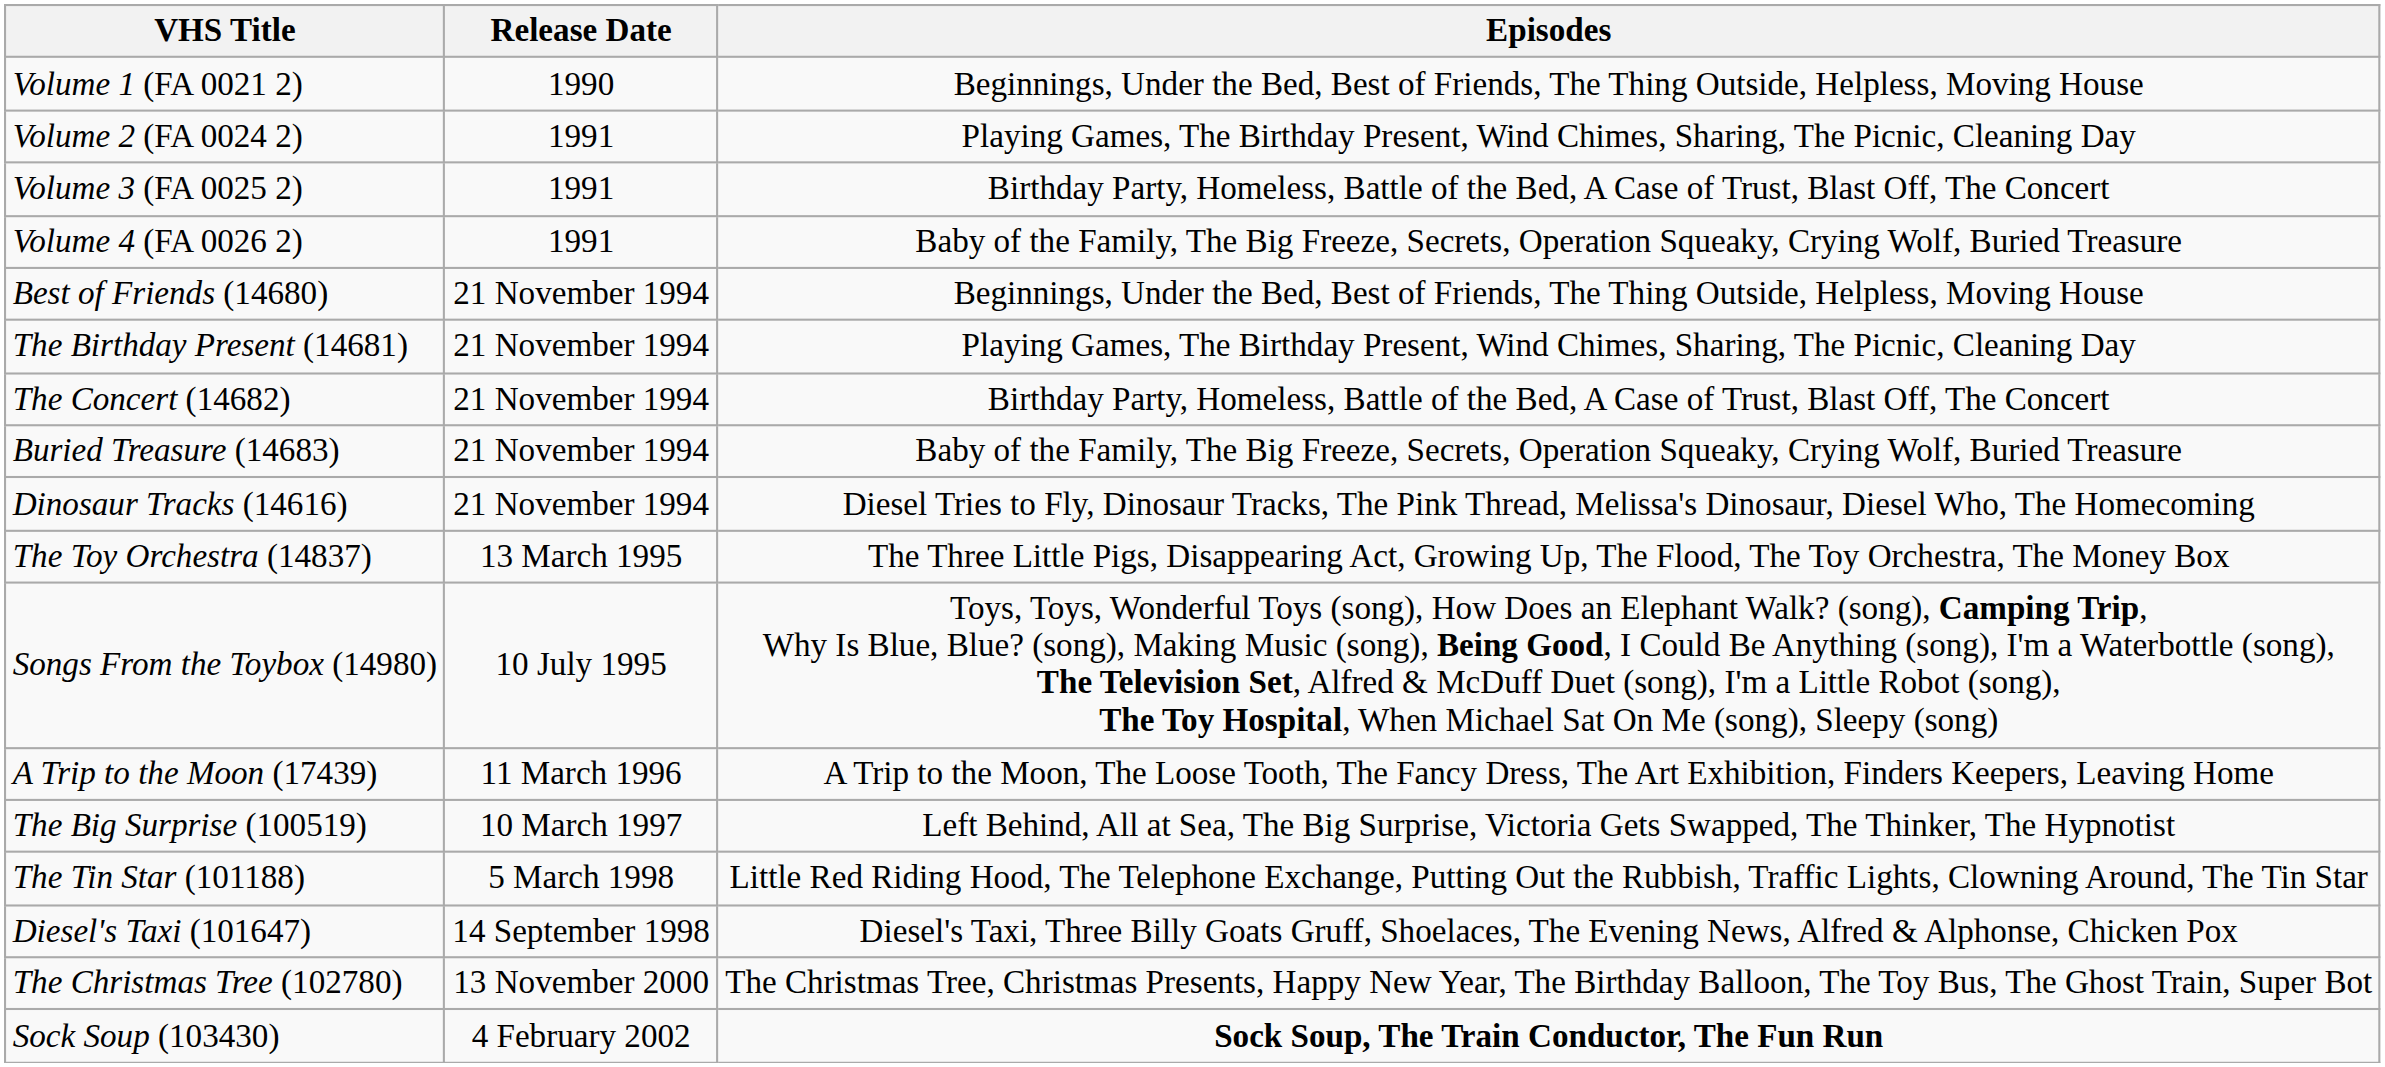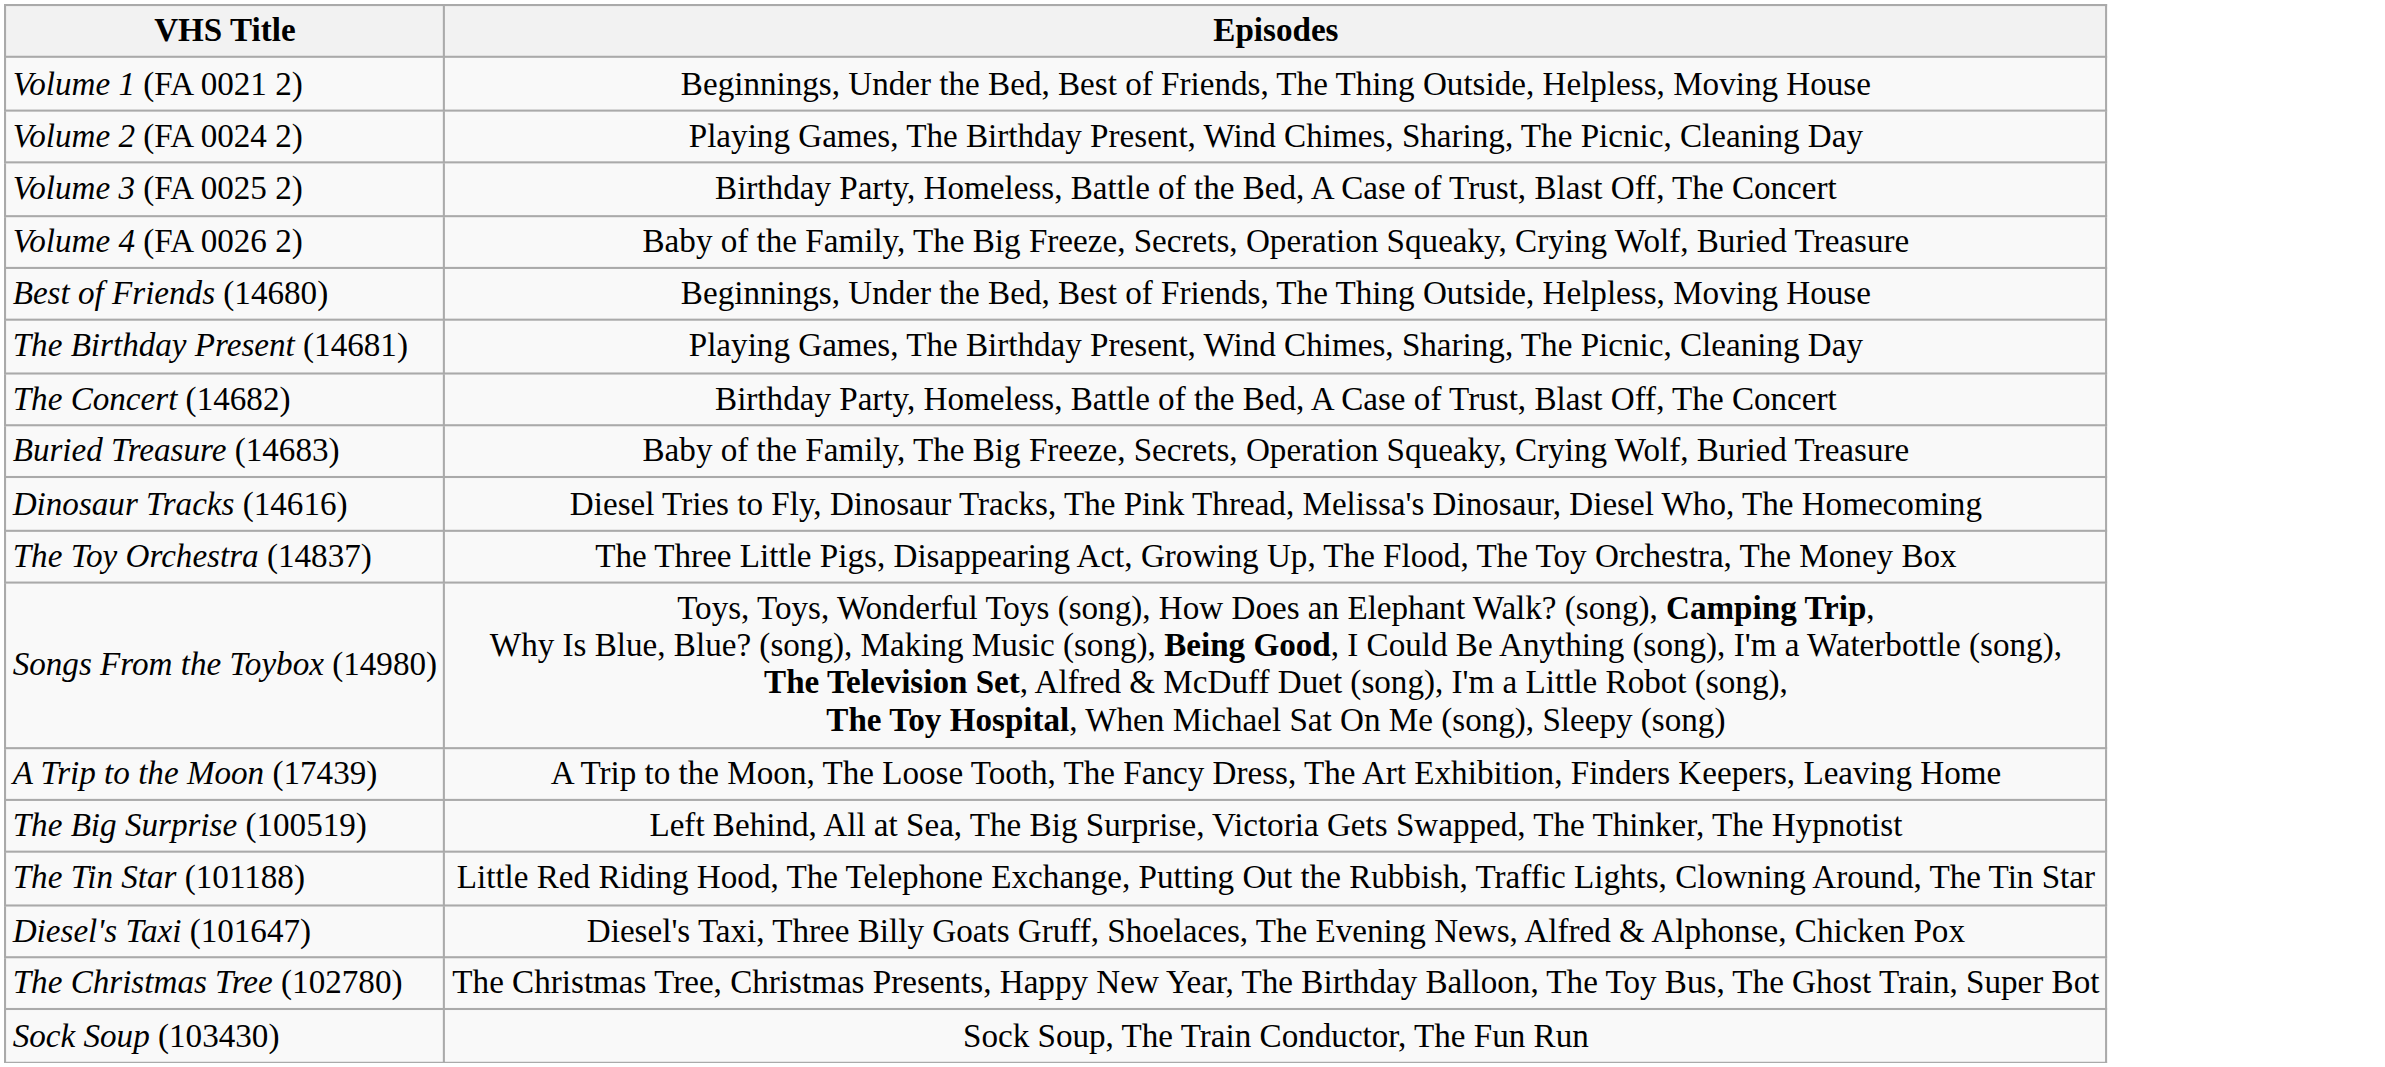- column: (581, 30)
(1549, 1035) bold -> (1276, 1035) normal
